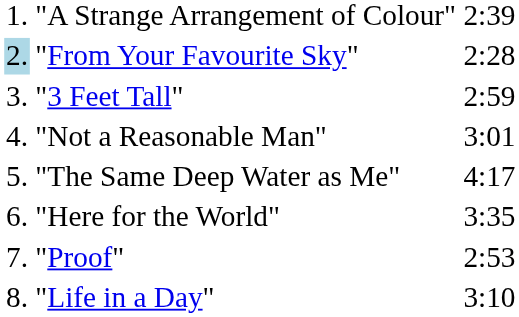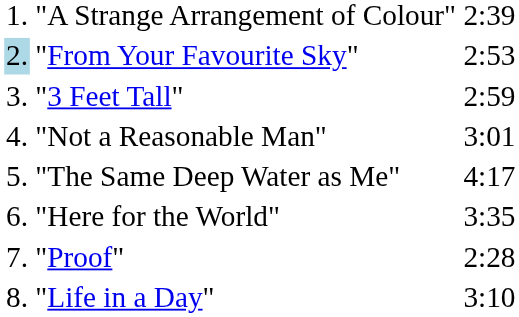(489, 55) 2:28 -> (489, 55) 2:53
(489, 257) 2:53 -> (489, 257) 2:28
